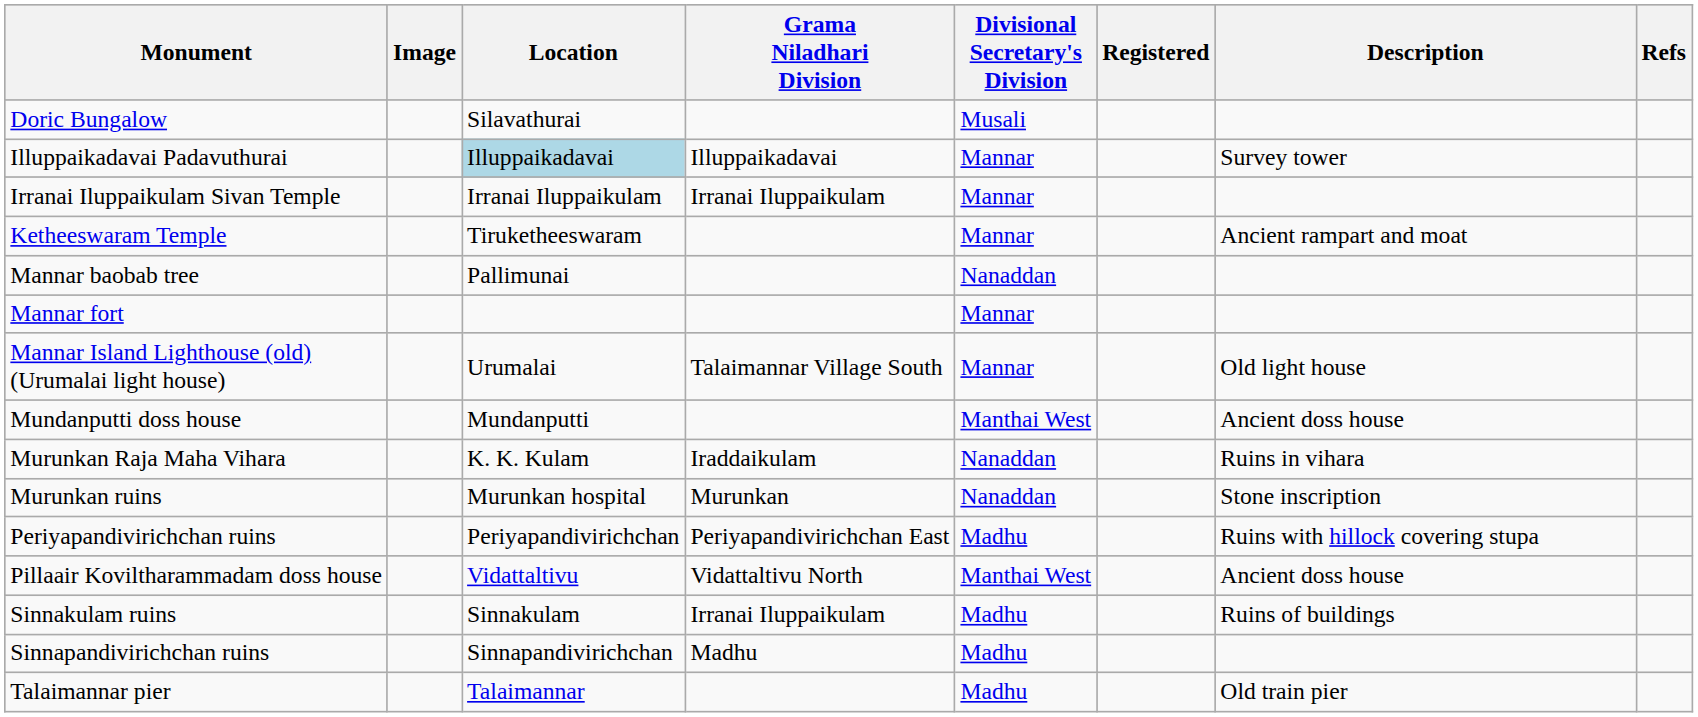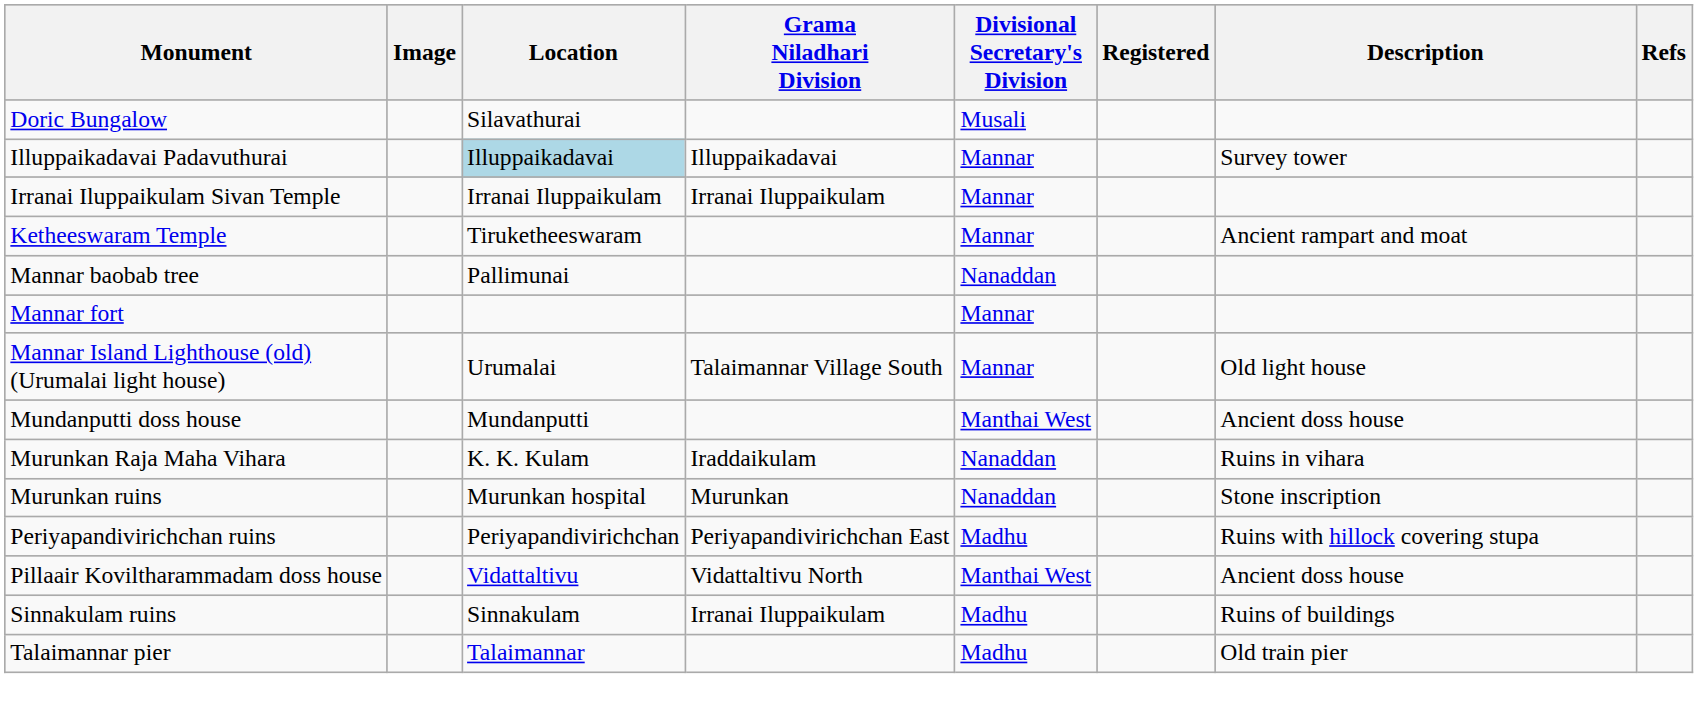- row: (140, 653)
